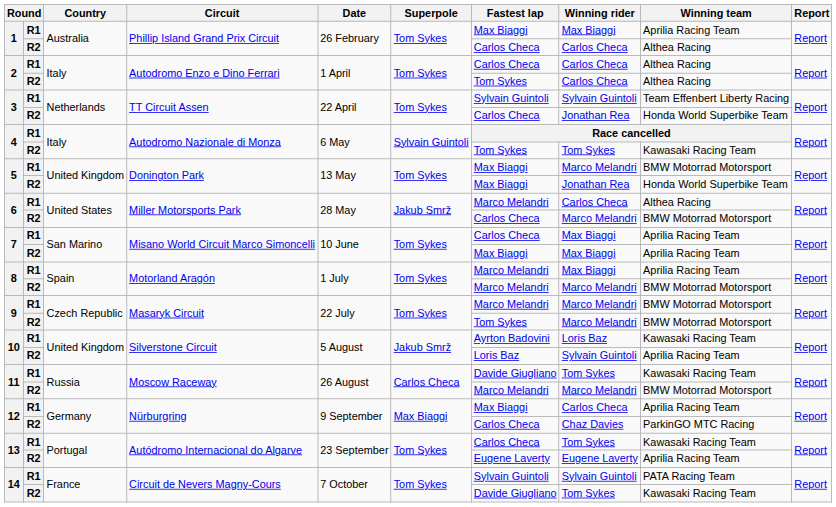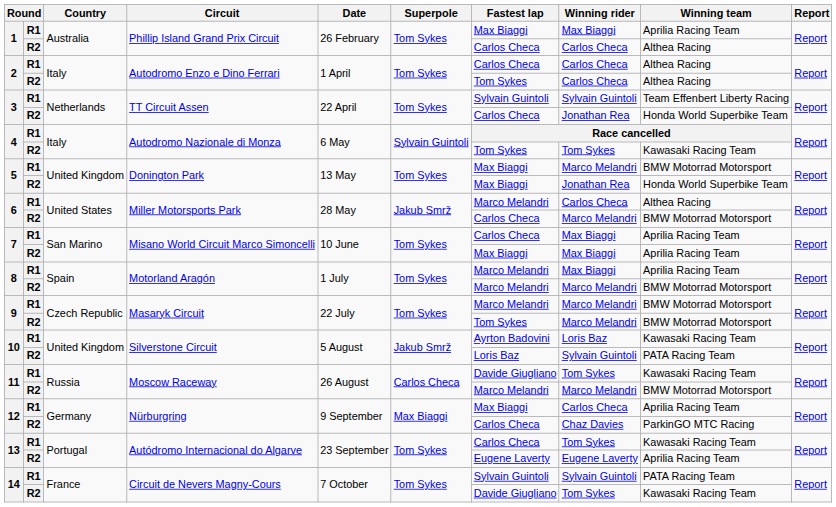(691, 356) Aprilia Racing Team -> (689, 356) PATA Racing Team
